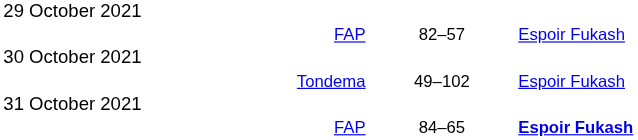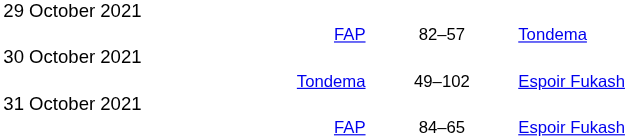(572, 34) Espoir Fukash -> (553, 34) Tondema
(576, 127) bold -> (572, 127) normal
